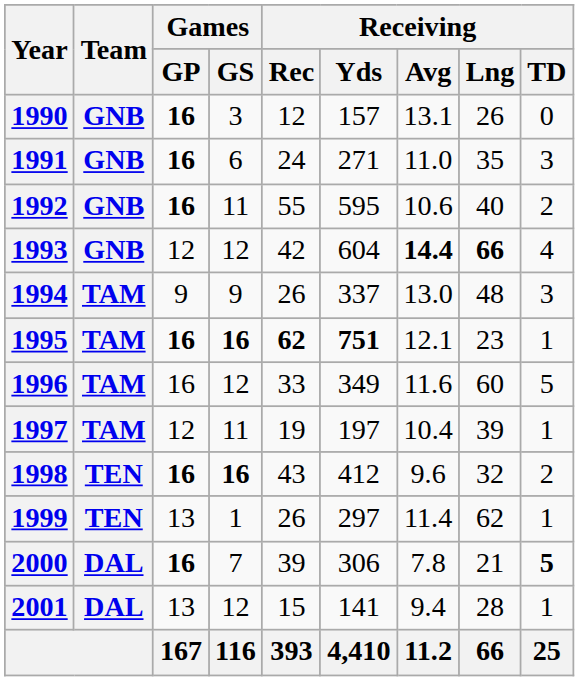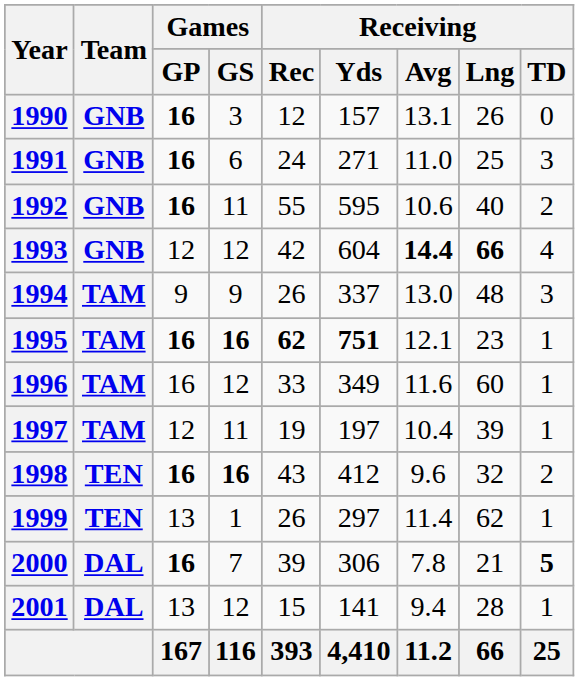(490, 160) 35 -> (490, 160) 25
(547, 384) 5 -> (547, 384) 1
